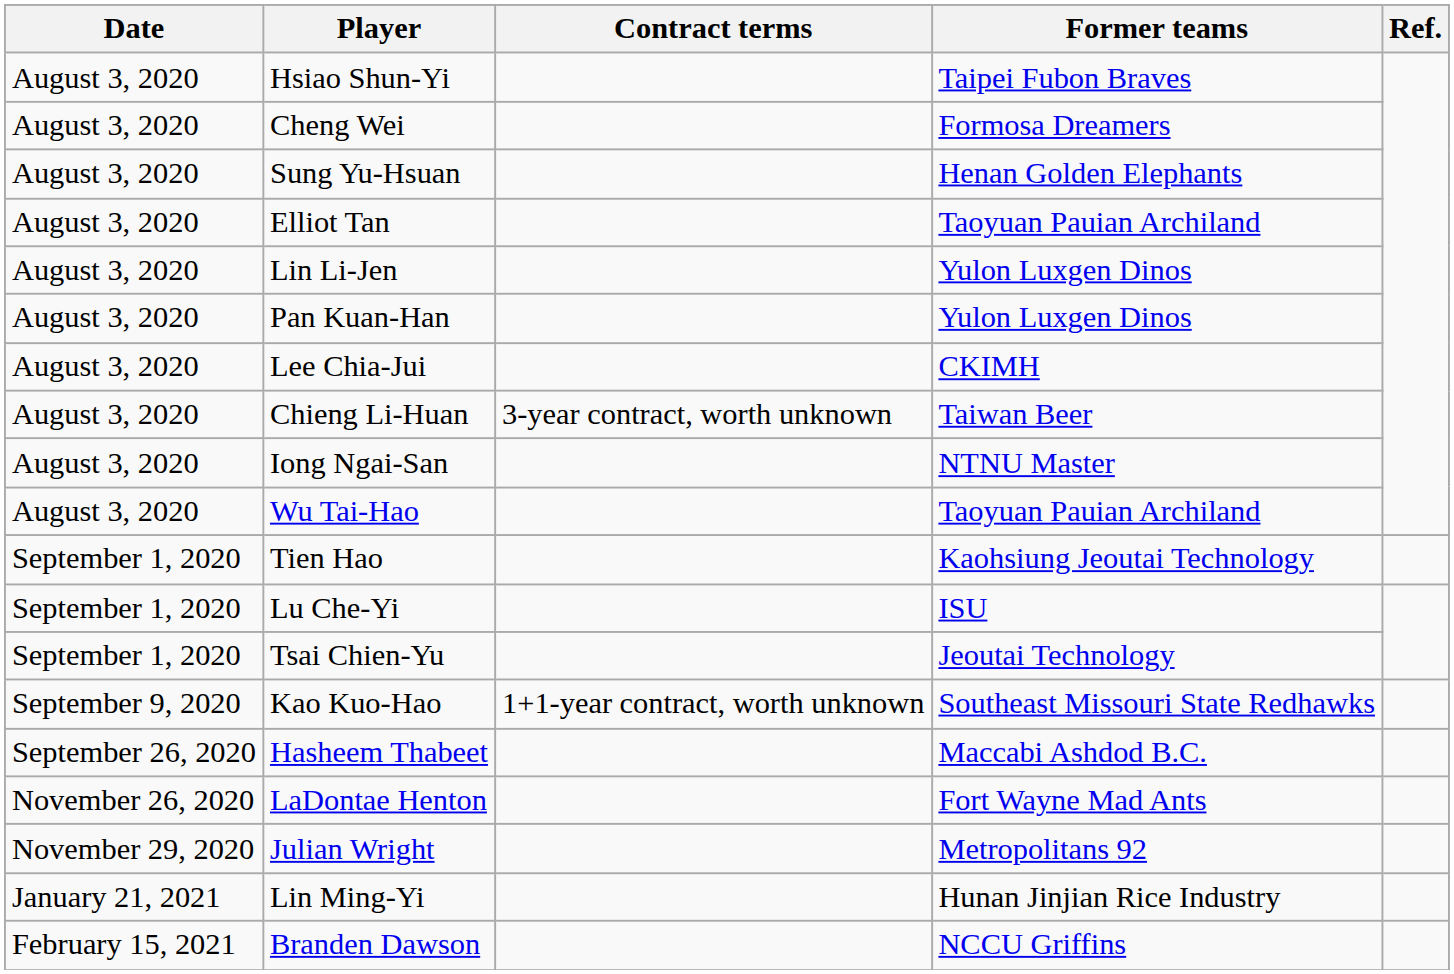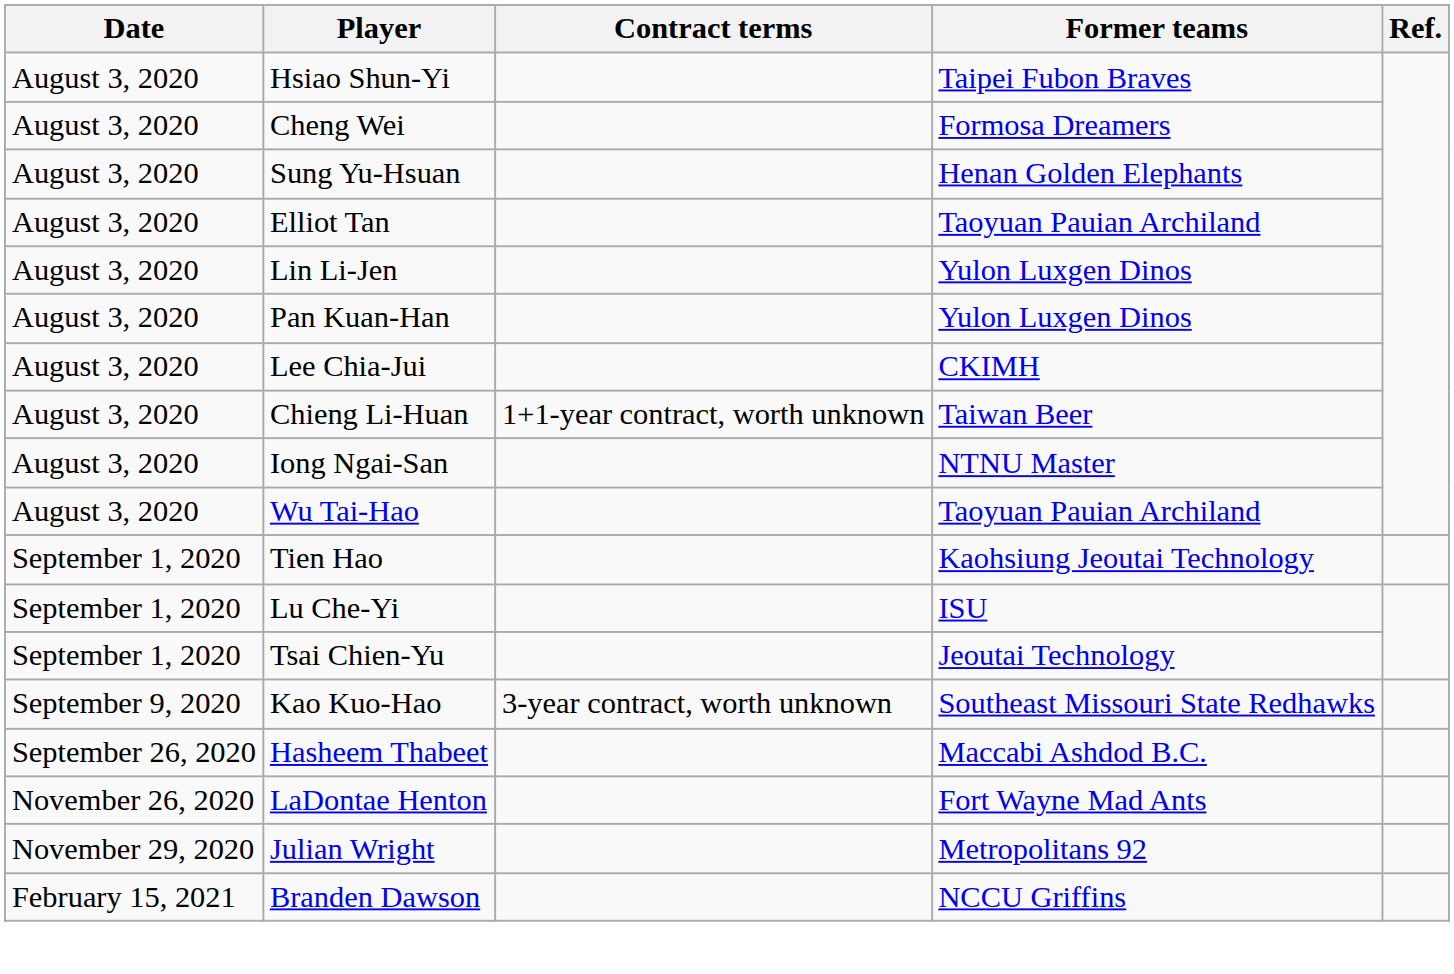(697, 414) 3-year contract, worth unknown -> (713, 414) 1+1-year contract, worth unknown
(713, 703) 1+1-year contract, worth unknown -> (697, 703) 3-year contract, worth unknown
- row: (347, 896)
